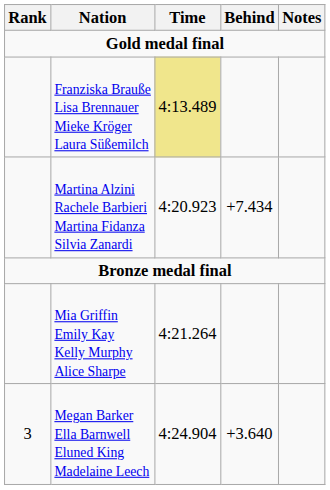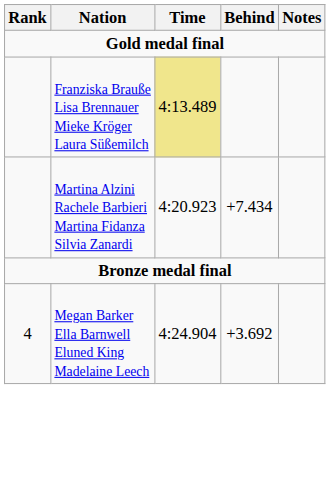- row: (93, 343)
(28, 433) 3 -> (28, 333) 4
(249, 433) +3.640 -> (249, 333) +3.692
